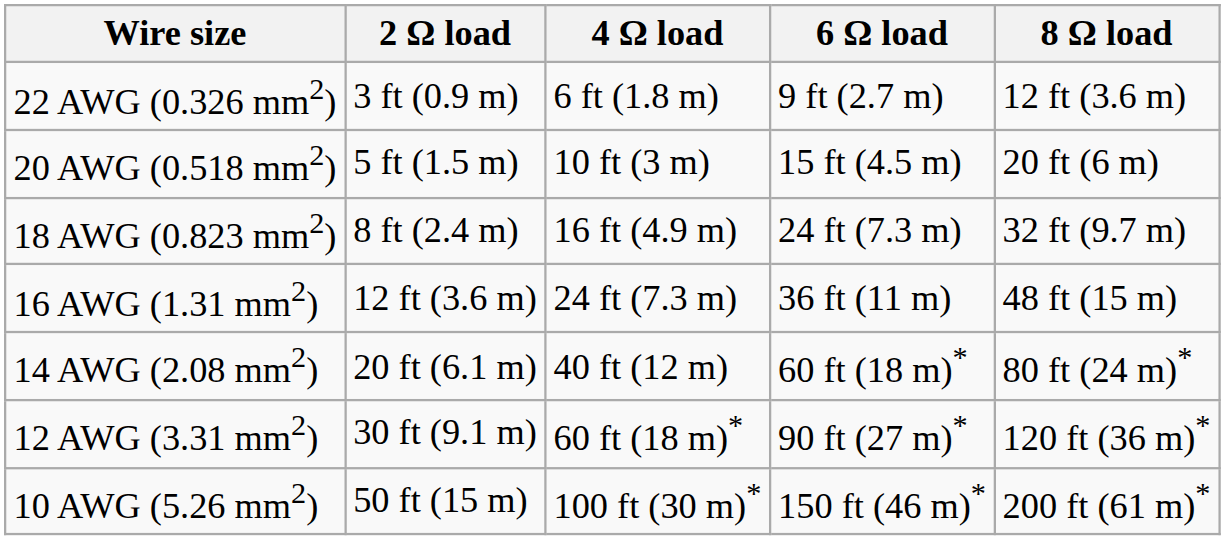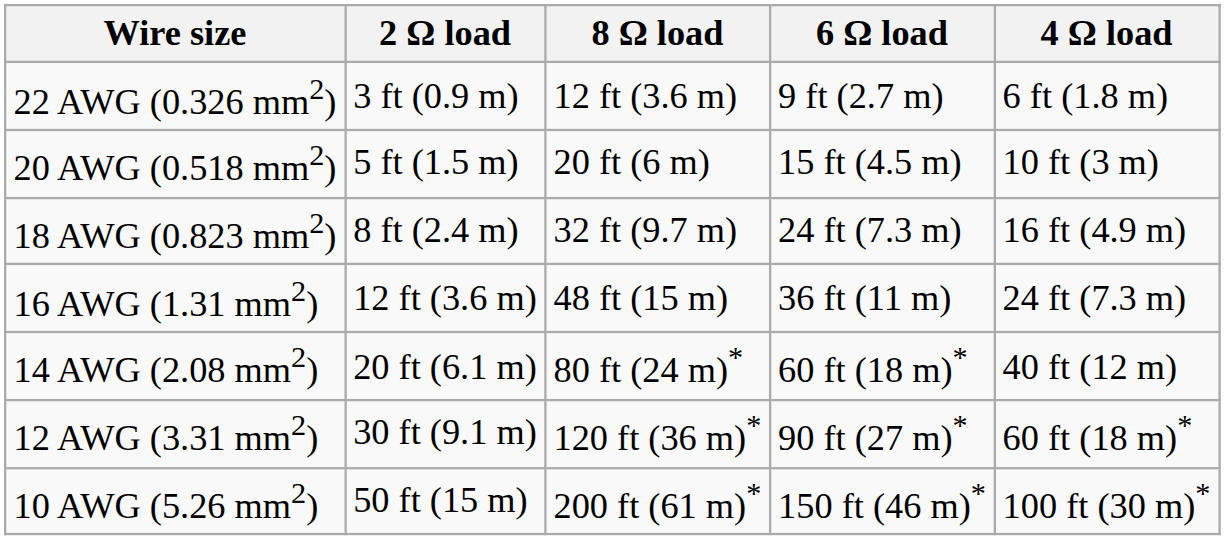columns swapped: (657, 33) <-> (1107, 33)
